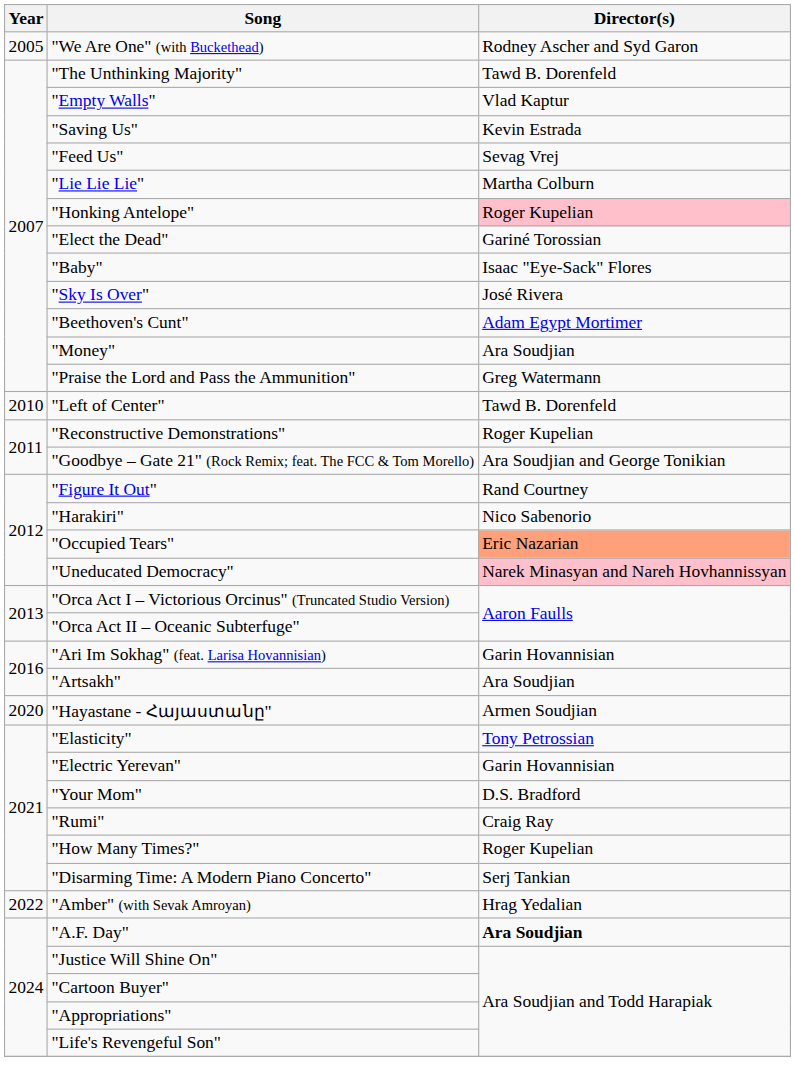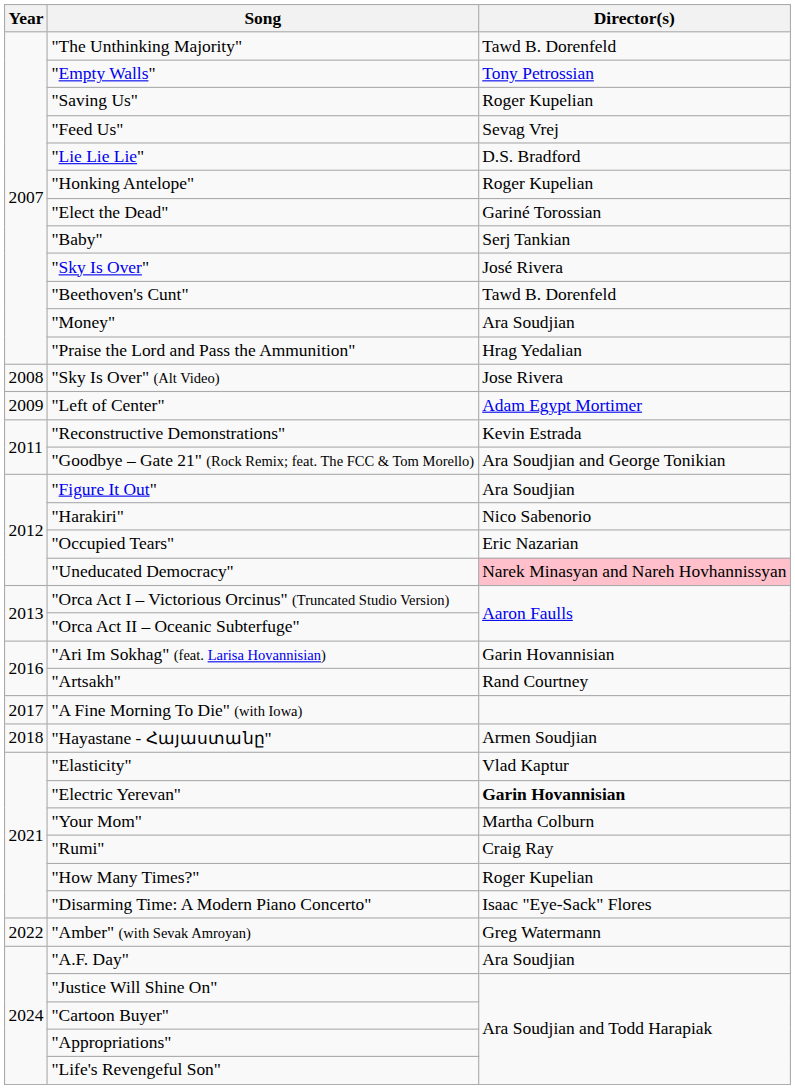- row: (158, 45)
(526, 101) Vlad Kaptur -> (538, 73) Tony Petrossian
(532, 128) Kevin Estrada -> (538, 101) Roger Kupelian
(538, 184) Martha Colburn -> (531, 156) D.S. Bradford
(538, 211) pink background -> (538, 184) no background
(567, 267) Isaac "Eye-Sack" Flores -> (526, 239) Serj Tankian
(562, 322) Adam Egypt Mortimer -> (549, 294) Tawd B. Dorenfeld
(542, 377) Greg Watermann -> (532, 350) Hrag Yedalian
+ row: (136, 377)
(26, 405) 2010 -> (26, 405) 2009
(549, 405) Tawd B. Dorenfeld -> (562, 405) Adam Egypt Mortimer
(538, 433) Roger Kupelian -> (532, 433) Kevin Estrada
(535, 488) Rand Courtney -> (528, 488) Ara Soudjian
(530, 543) lightsalmon background -> (530, 543) no background
(528, 682) Ara Soudjian -> (535, 682) Rand Courtney
+ row: (177, 709)
(26, 710) 2020 -> (26, 738) 2018
(538, 738) Tony Petrossian -> (526, 766) Vlad Kaptur
(548, 766) normal -> (554, 793) bold
(531, 793) D.S. Bradford -> (538, 821) Martha Colburn
(526, 876) Serj Tankian -> (567, 904) Isaac "Eye-Sack" Flores
(532, 904) Hrag Yedalian -> (542, 932) Greg Watermann
(532, 932) bold -> (528, 959) normal
